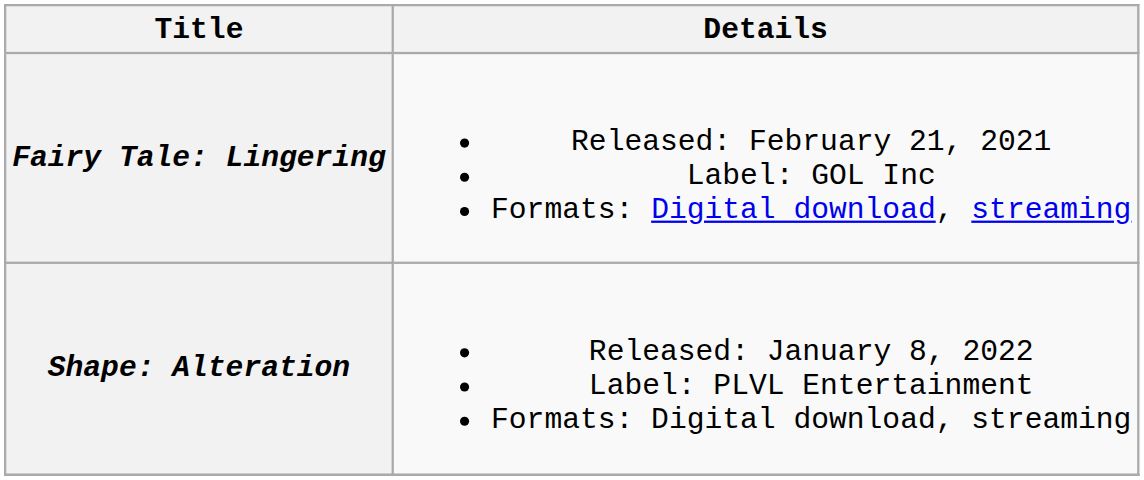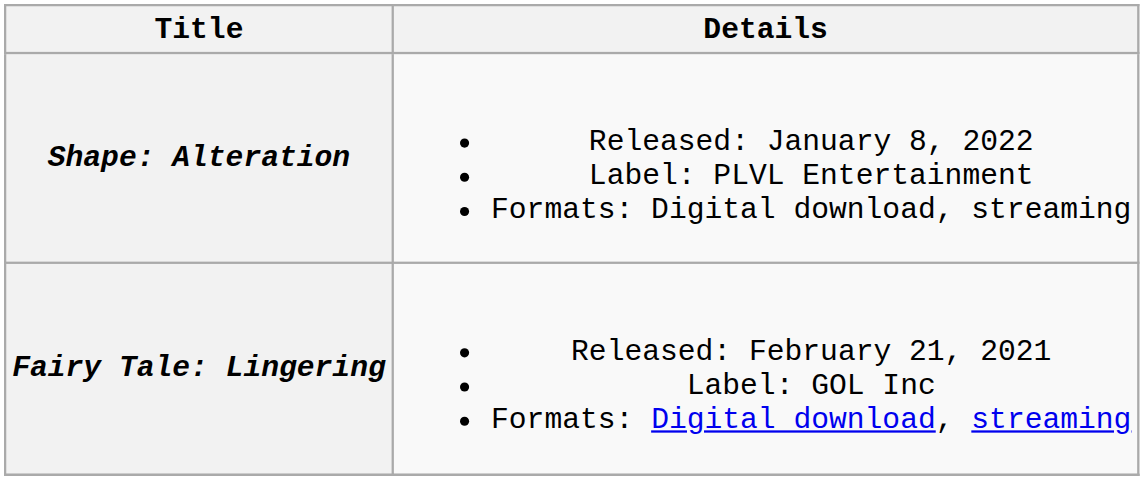rows swapped: (199, 159) <-> (199, 369)
